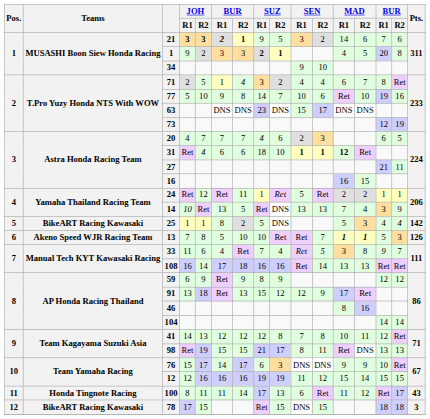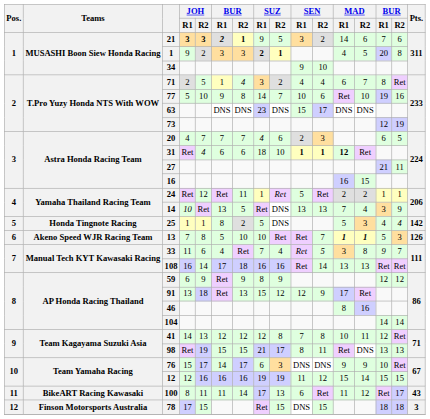(93, 223) BikeART Racing Kawasaki -> (93, 223) Honda Tingnote Racing
(93, 392) Honda Tingnote Racing -> (93, 392) BikeART Racing Kawasaki
(93, 406) BikeART Racing Kawasaki -> (93, 406) Finson Motorsports Australia
